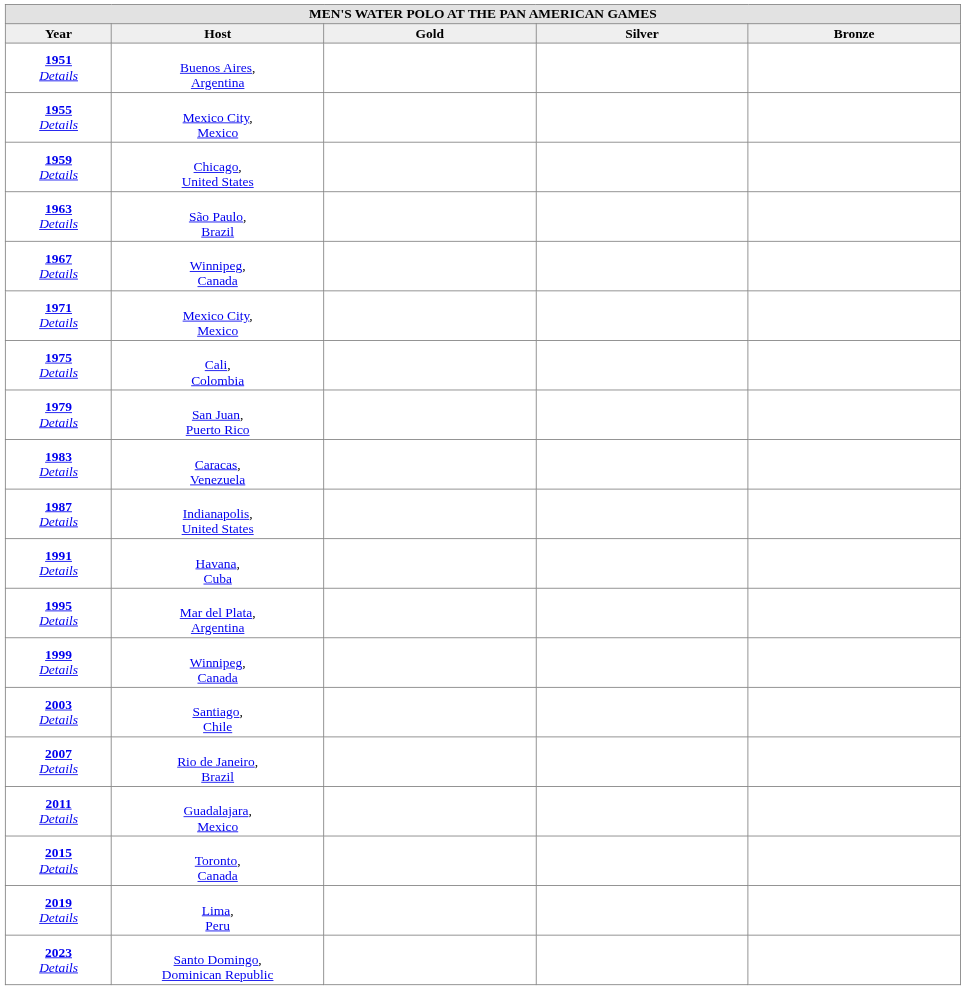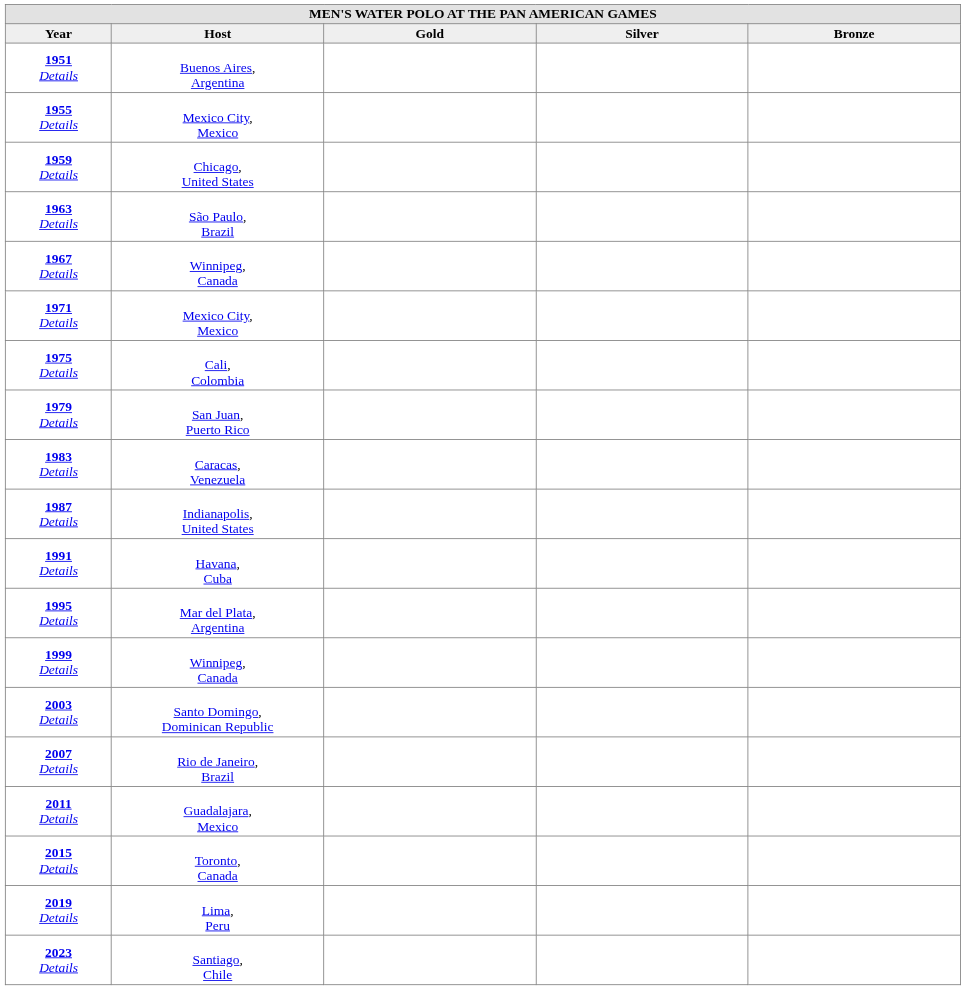(218, 719) Santiago, Chile -> (218, 719) Santo Domingo, Dominican Republic
(218, 967) Santo Domingo, Dominican Republic -> (218, 967) Santiago, Chile
